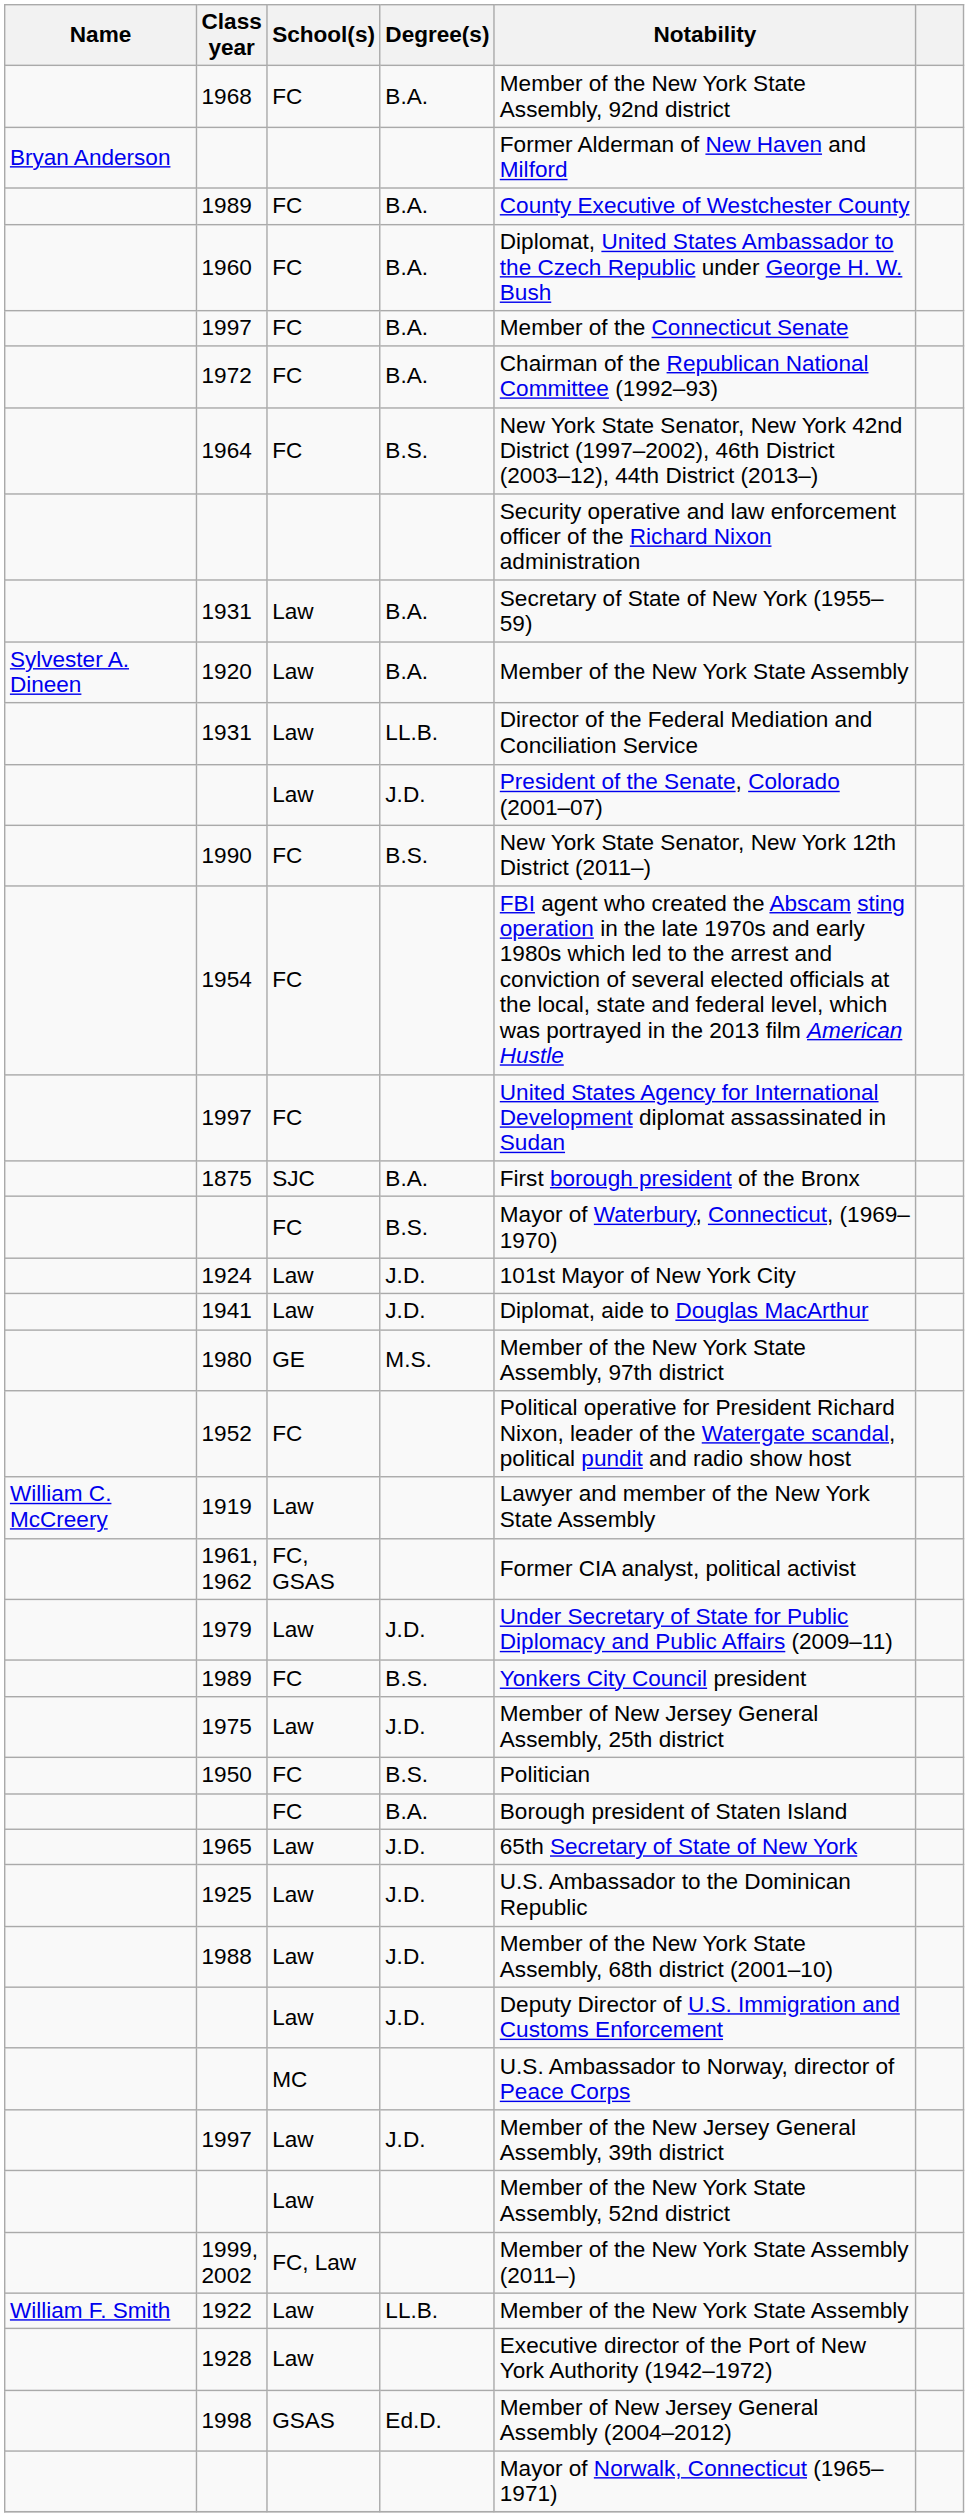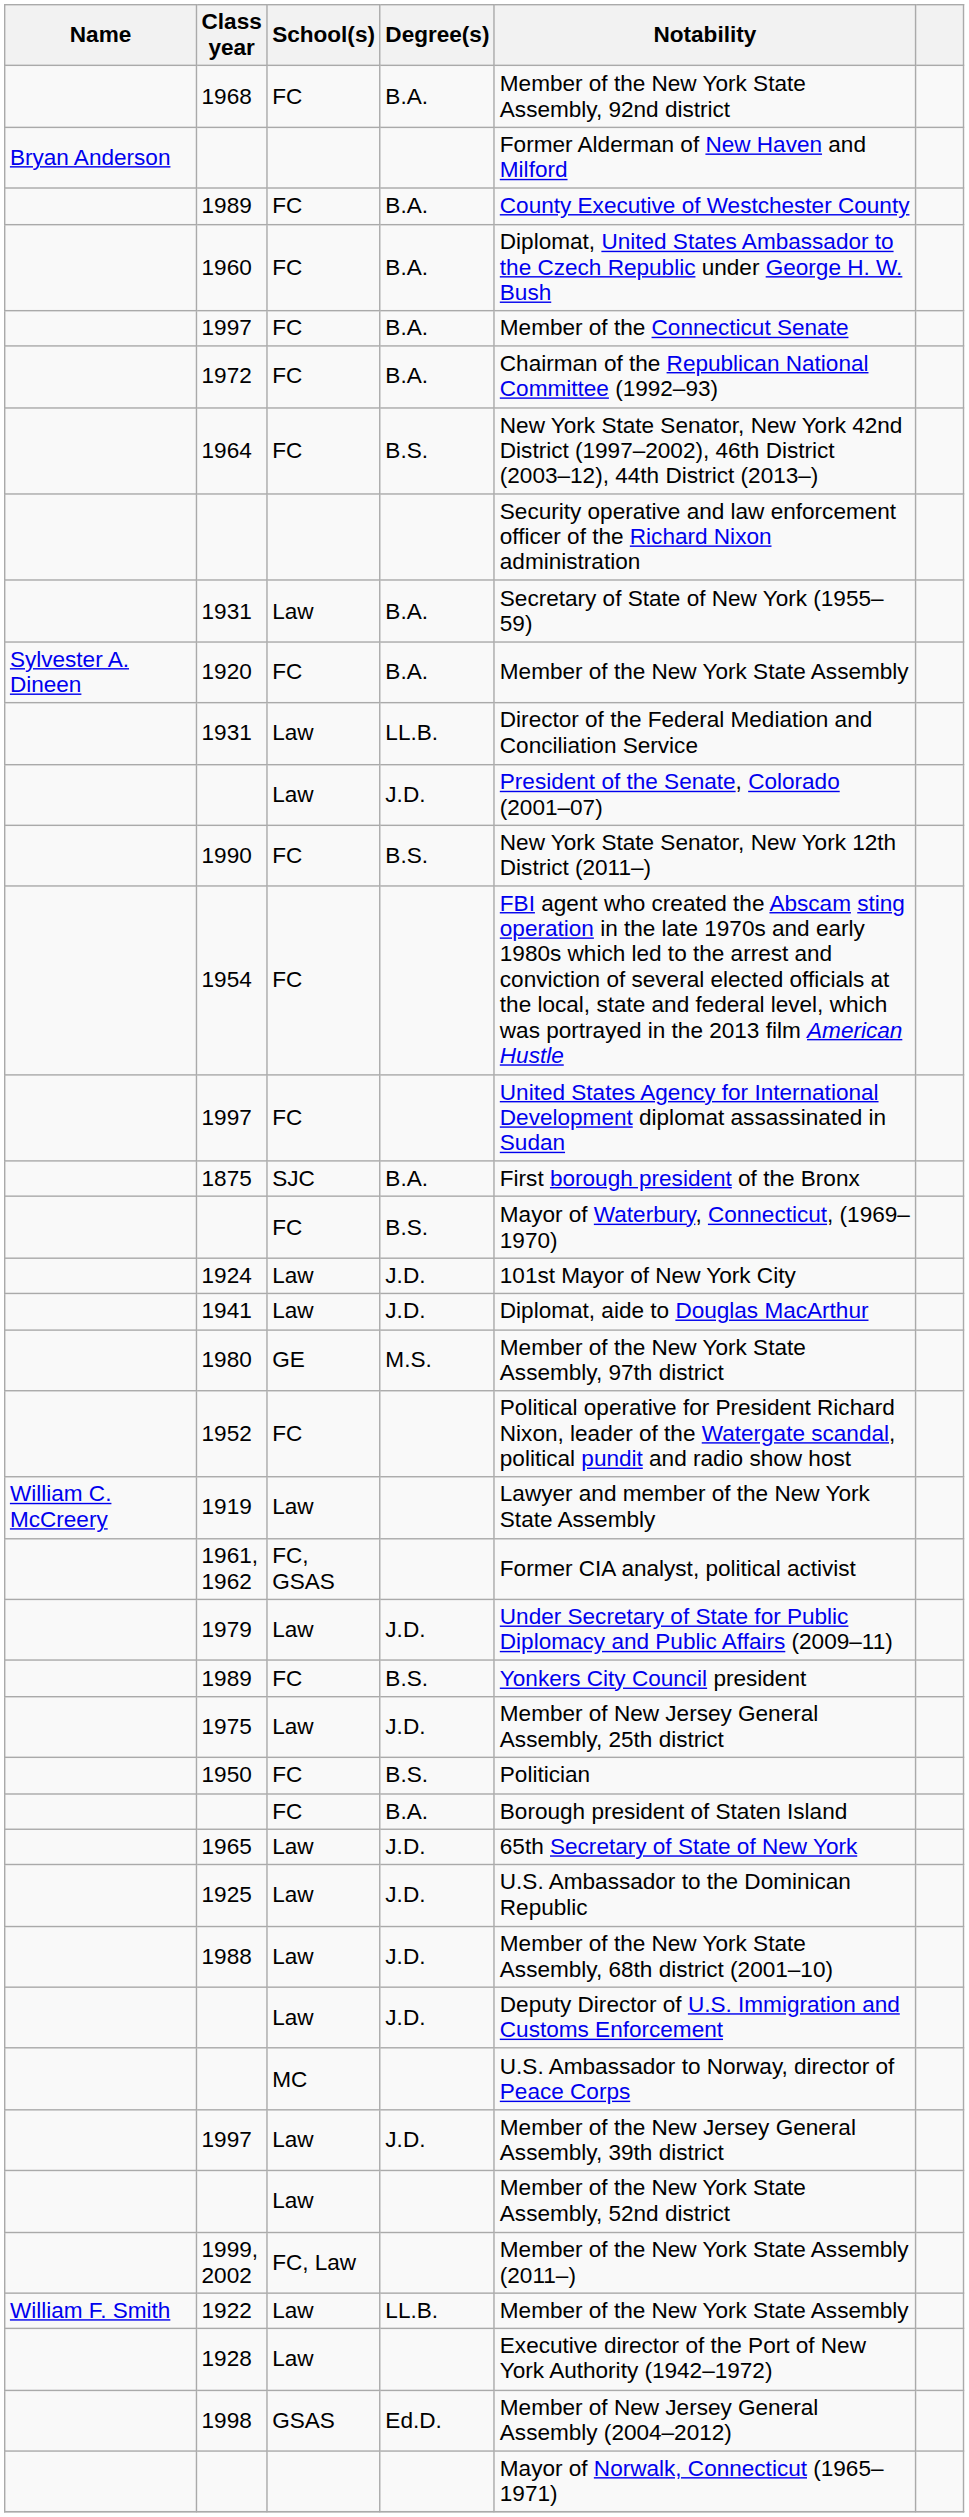(293, 672) Law -> (287, 672) FC
